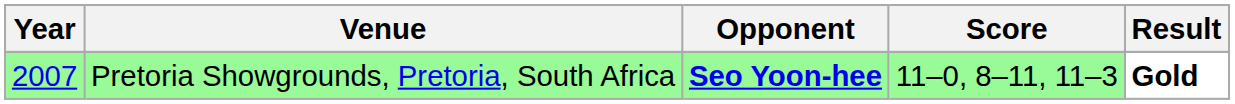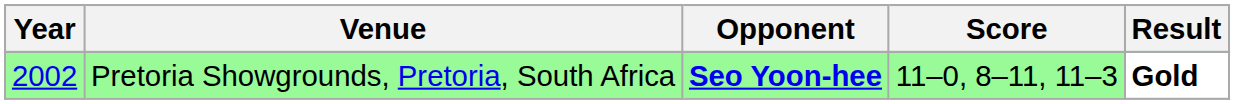(45, 75) 2007 -> (45, 75) 2002
